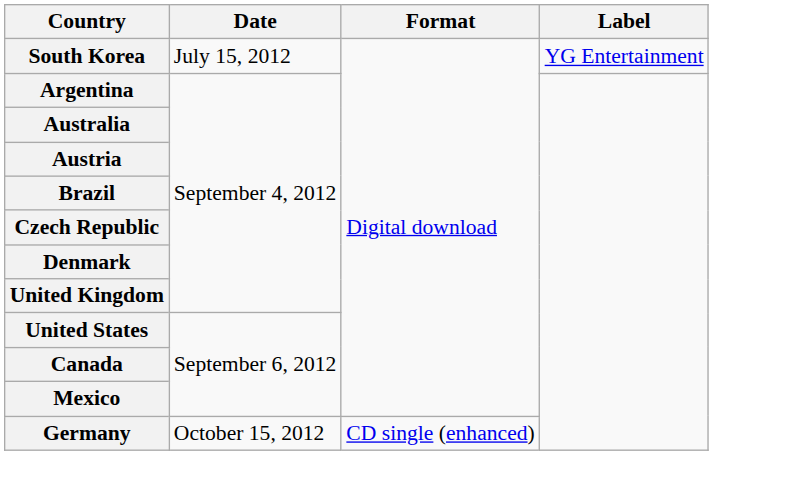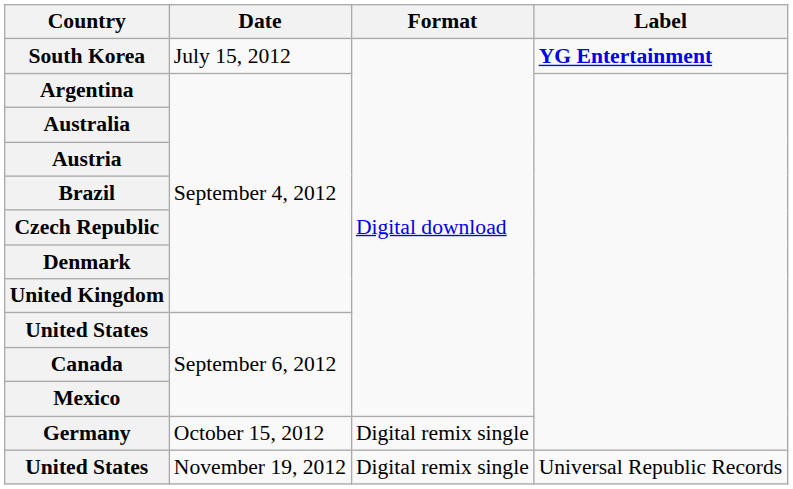(624, 55) normal -> (625, 55) bold
(441, 432) CD single (enhanced) -> (442, 432) Digital remix single
+ row: (87, 466)
